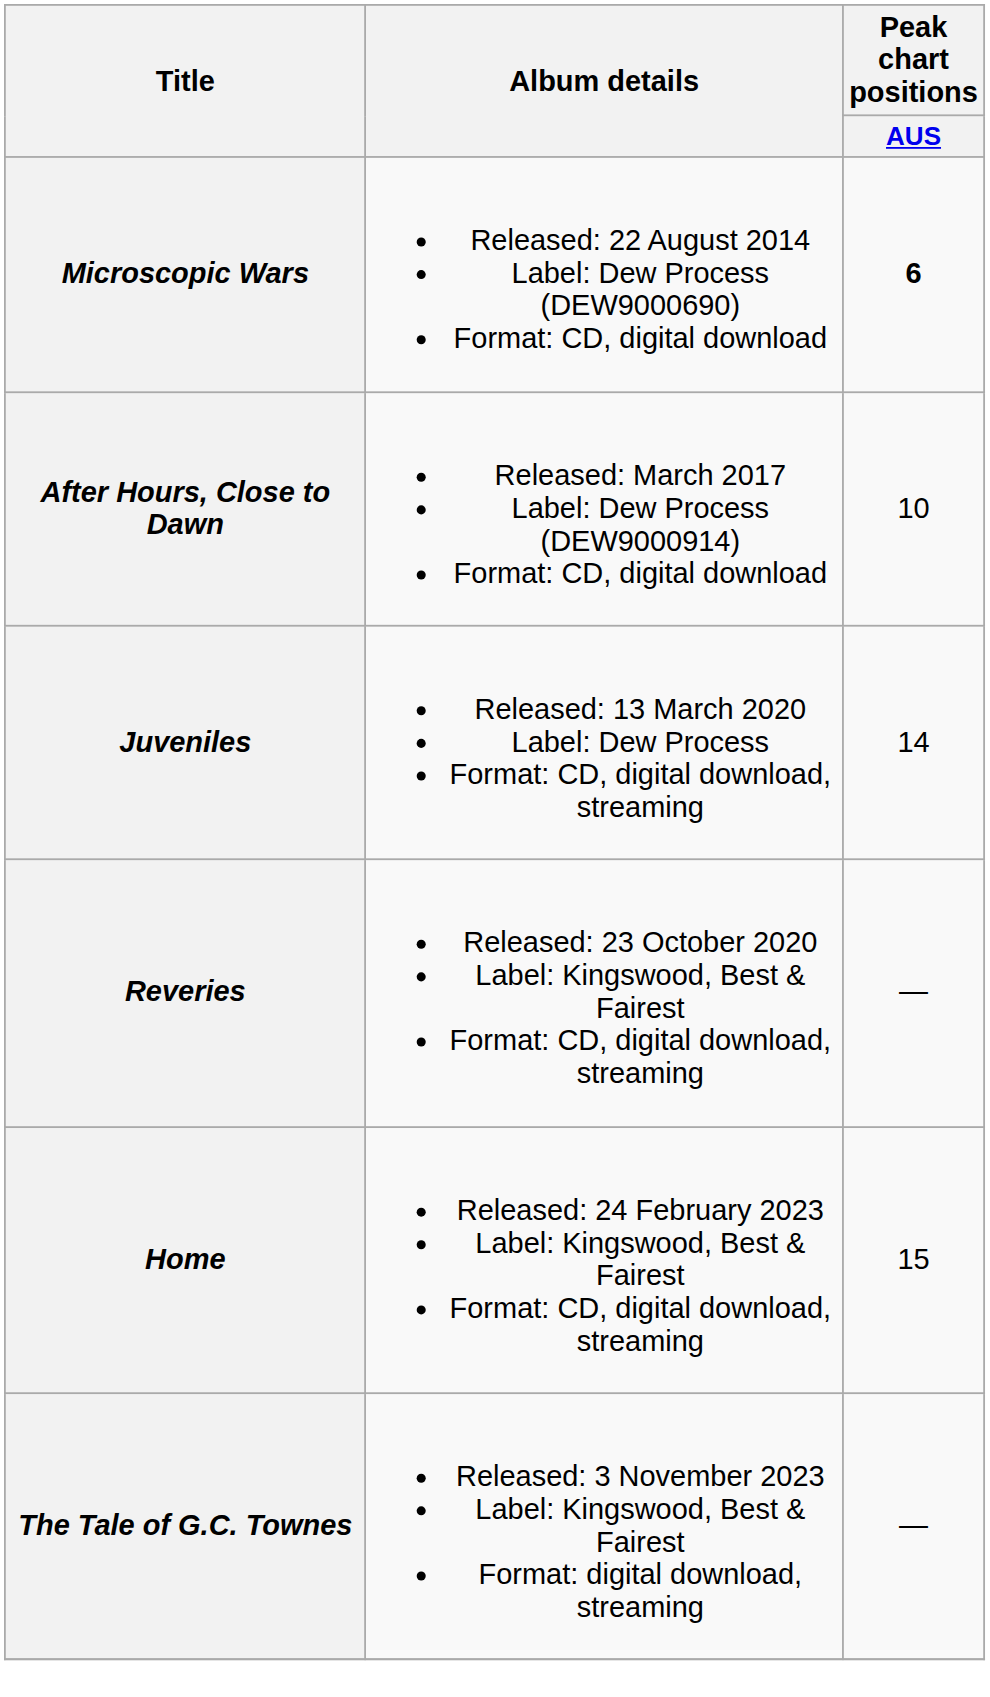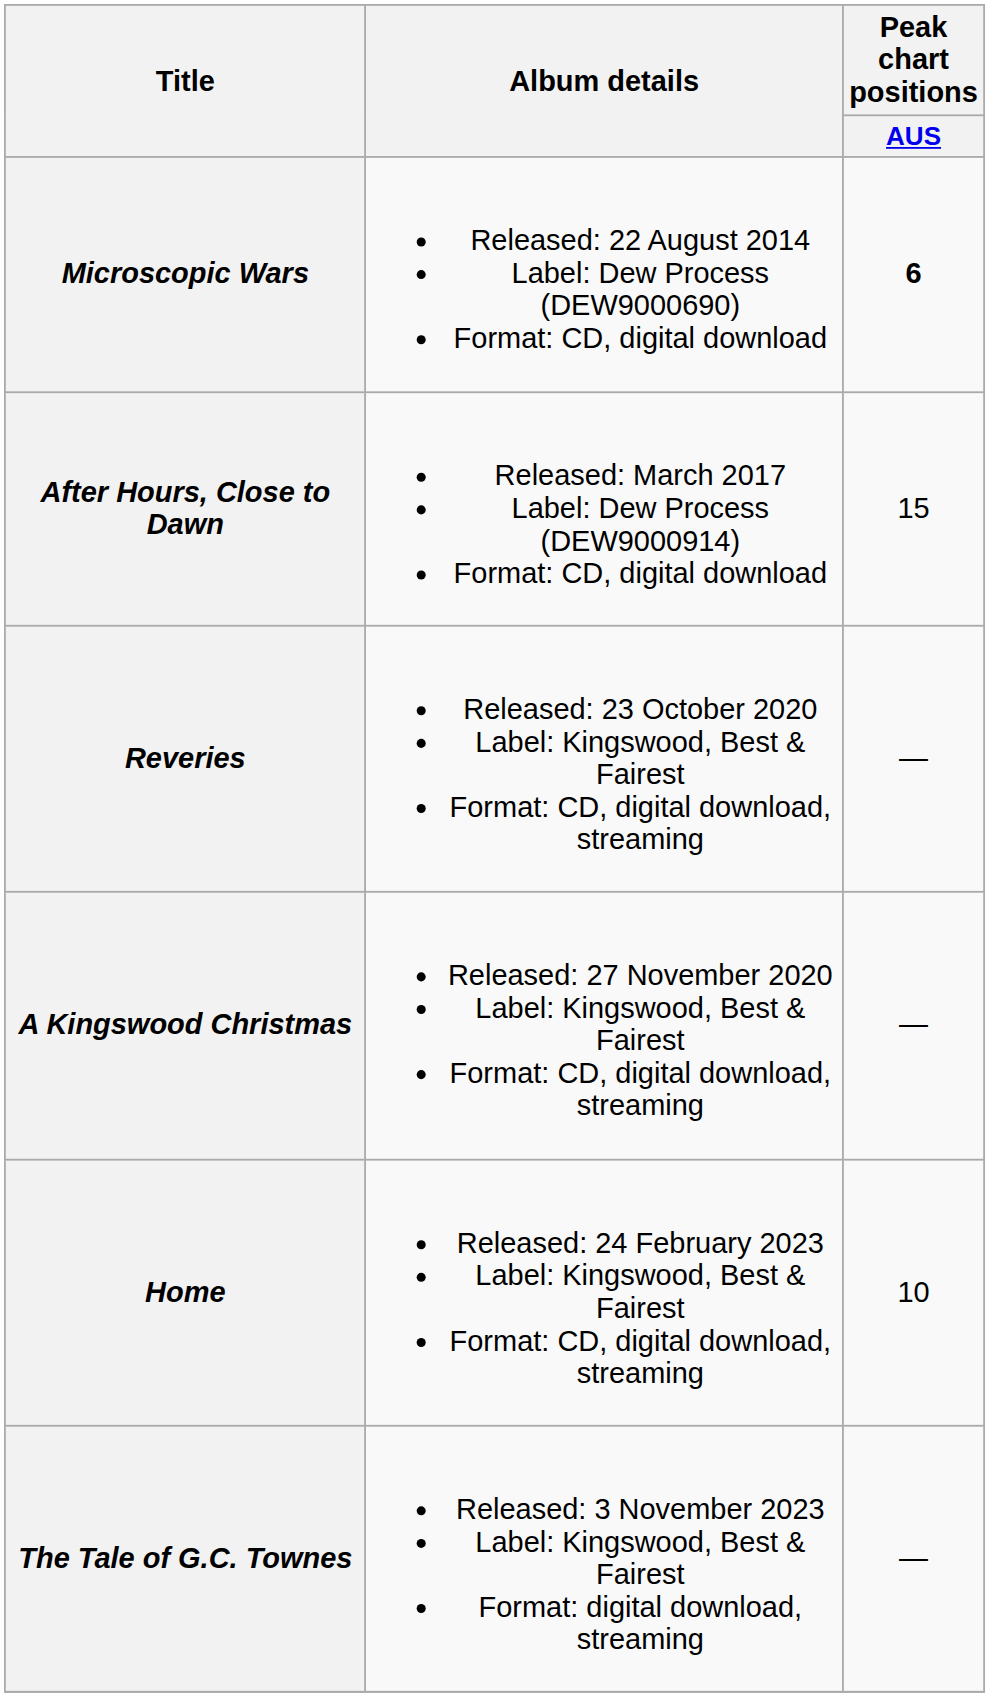(914, 508) 10 -> (914, 508) 15
- row: (185, 742)
+ row: (185, 1025)
(914, 1259) 15 -> (914, 1291) 10
